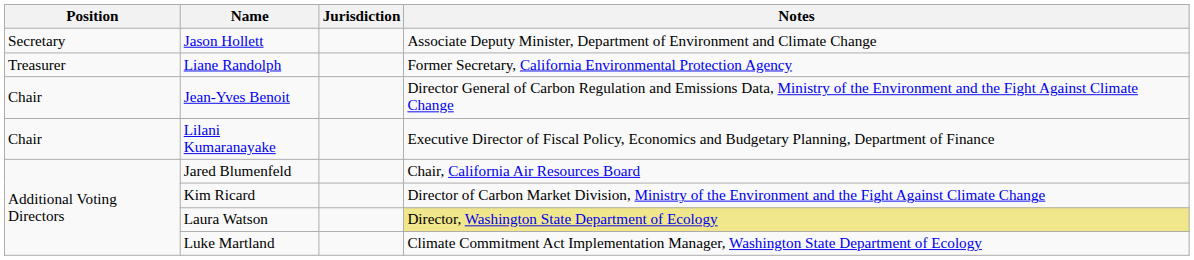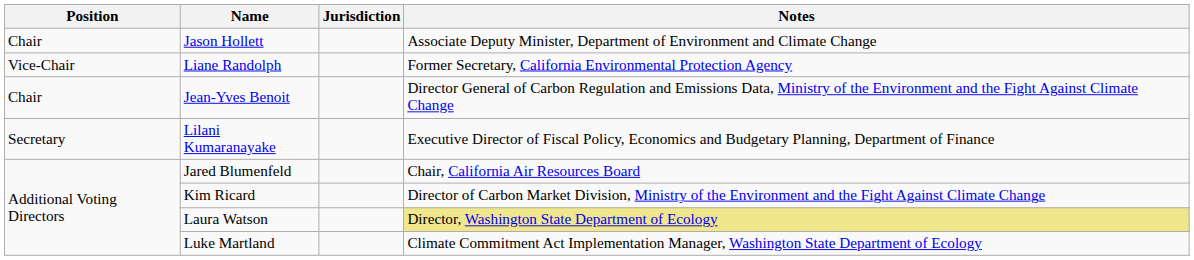(37, 40) Secretary -> (25, 40) Chair
(37, 64) Treasurer -> (41, 64) Vice-Chair
(25, 138) Chair -> (37, 138) Secretary
